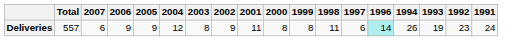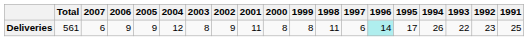+ column: (407, 12)
(71, 28) 557 -> (71, 28) 561
(438, 28) 19 -> (464, 28) 22
(490, 28) 24 -> (516, 28) 25
